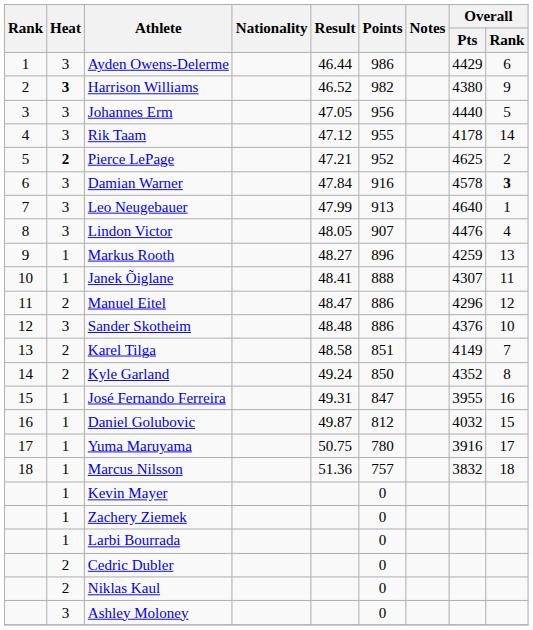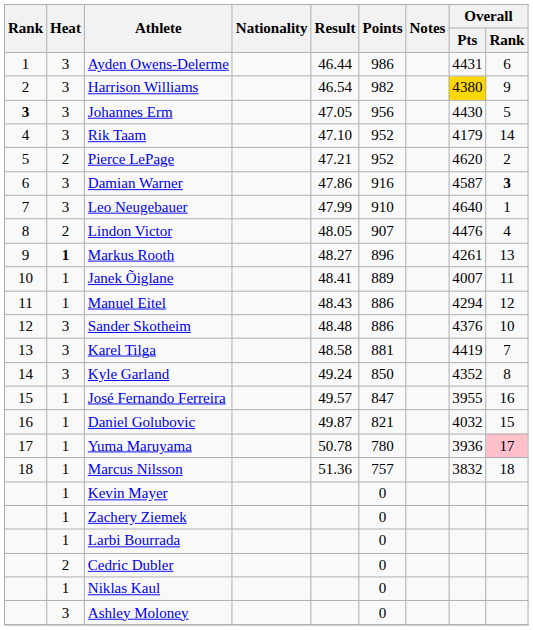(467, 64) 4429 -> (467, 64) 4431
(65, 87) bold -> (65, 87) normal
(335, 87) 46.52 -> (335, 87) 46.54
(467, 87) no background -> (467, 87) gold background
(25, 111) normal -> (25, 111) bold
(467, 111) 4440 -> (467, 111) 4430
(335, 135) 47.12 -> (335, 135) 47.10
(383, 135) 955 -> (383, 135) 952
(467, 135) 4178 -> (467, 135) 4179
(65, 159) bold -> (65, 159) normal
(467, 159) 4625 -> (467, 159) 4620
(335, 183) 47.84 -> (335, 183) 47.86
(467, 183) 4578 -> (467, 183) 4587
(383, 207) 913 -> (383, 207) 910
(65, 231) 3 -> (65, 231) 2
(65, 254) normal -> (65, 254) bold
(467, 254) 4259 -> (467, 254) 4261
(383, 278) 888 -> (383, 278) 889
(467, 278) 4307 -> (467, 278) 4007
(65, 302) 2 -> (65, 302) 1
(335, 302) 48.47 -> (335, 302) 48.43
(467, 302) 4296 -> (467, 302) 4294
(65, 350) 2 -> (65, 350) 3
(383, 350) 851 -> (383, 350) 881
(467, 350) 4149 -> (467, 350) 4419
(65, 374) 2 -> (65, 374) 3
(335, 398) 49.31 -> (335, 398) 49.57
(383, 421) 812 -> (383, 421) 821
(335, 445) 50.75 -> (335, 445) 50.78
(467, 445) 3916 -> (467, 445) 3936
(507, 445) no background -> (507, 445) pink background
(65, 588) 2 -> (65, 588) 1
